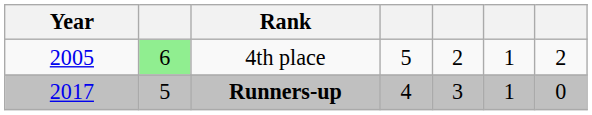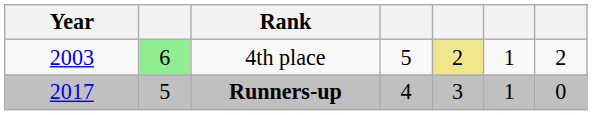(72, 57) 2005 -> (72, 57) 2003
(458, 57) no background -> (458, 57) khaki background
